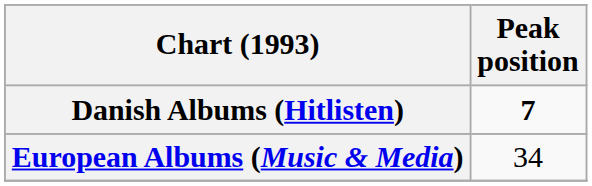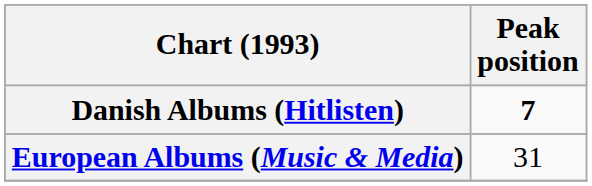(528, 156) 34 -> (528, 156) 31
